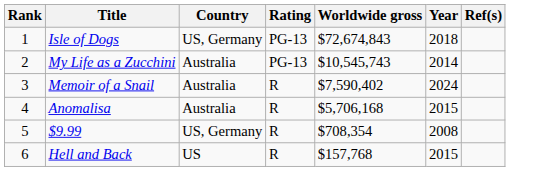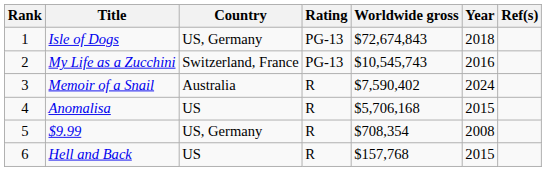(209, 62) Australia -> (240, 62) Switzerland, France
(444, 62) 2014 -> (480, 62) 2016
(209, 108) Australia -> (192, 108) US
